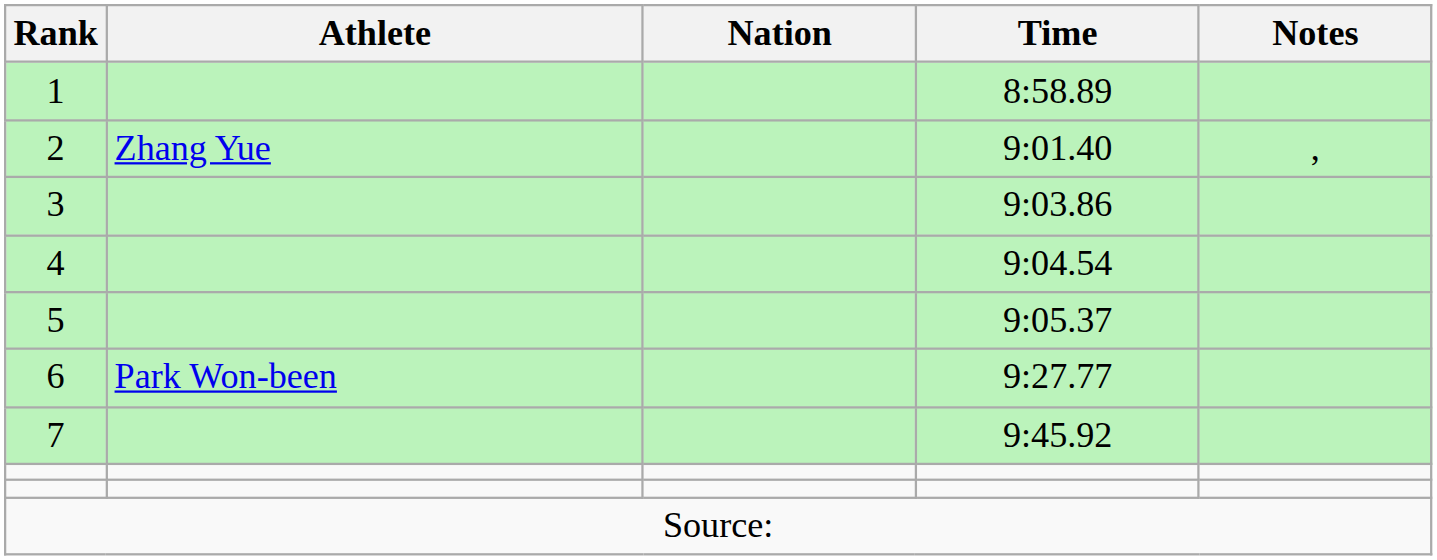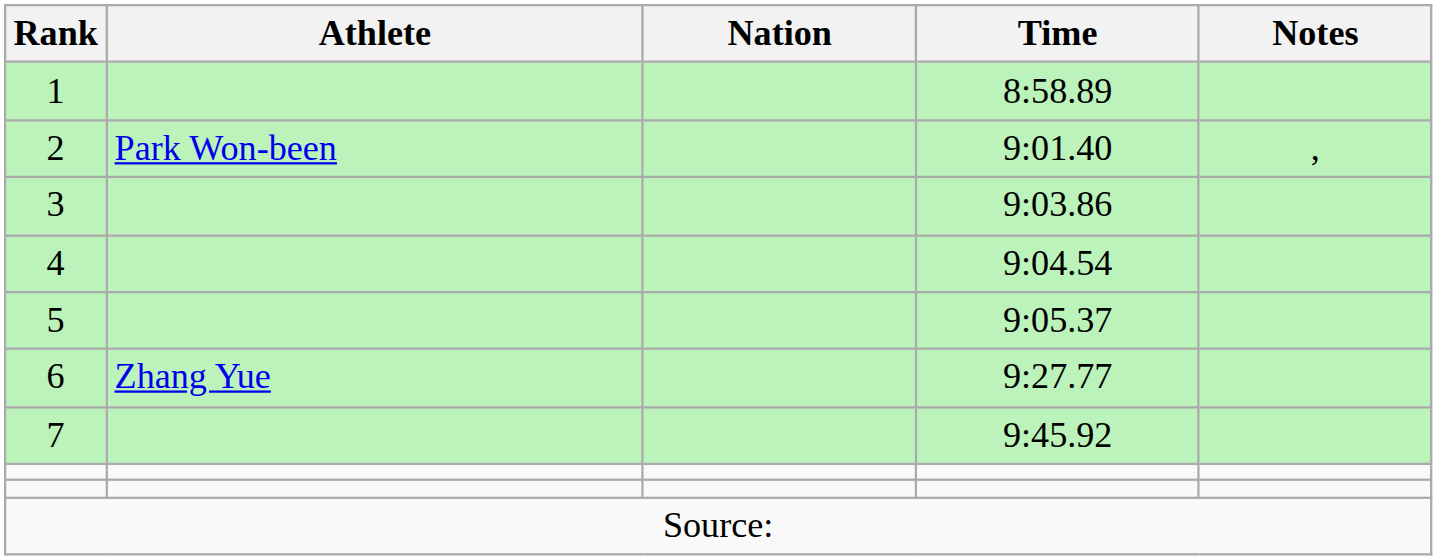(193, 147) Zhang Yue -> (226, 147) Park Won-been
(226, 377) Park Won-been -> (193, 377) Zhang Yue
